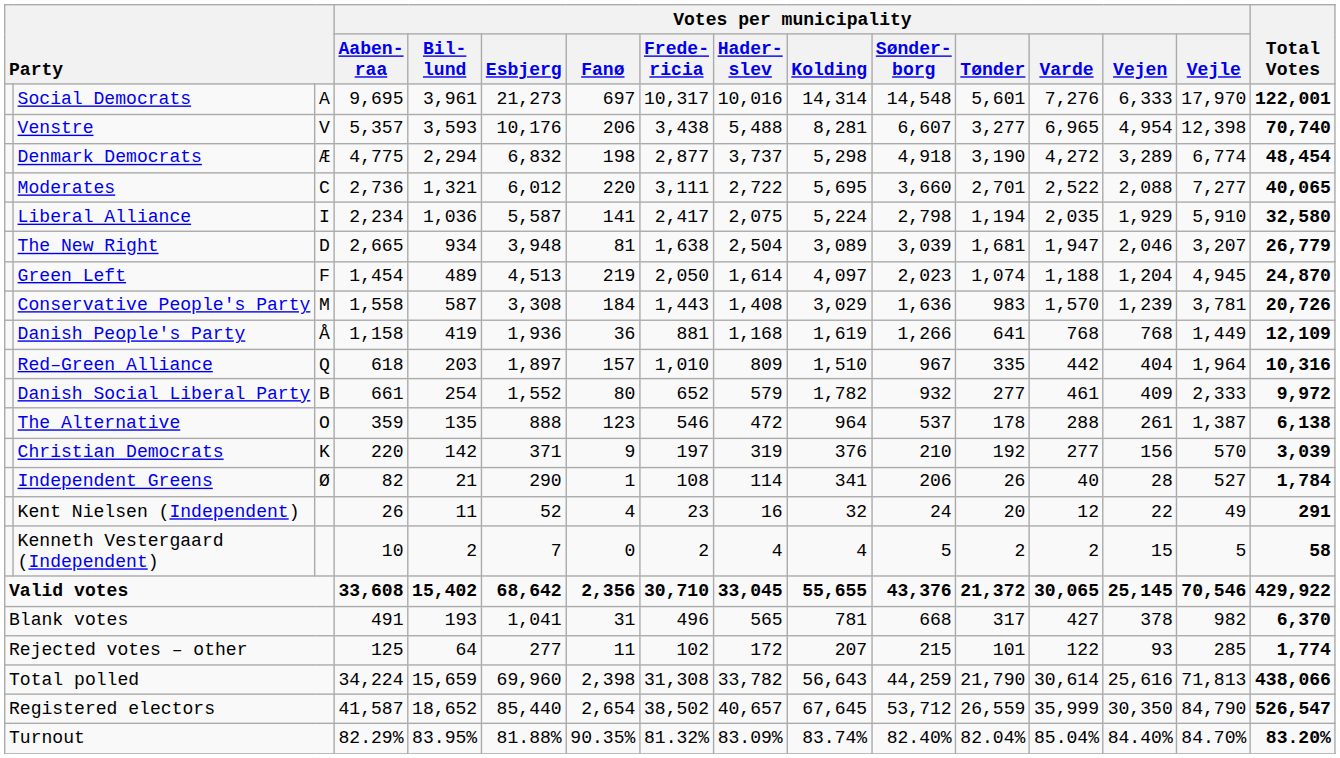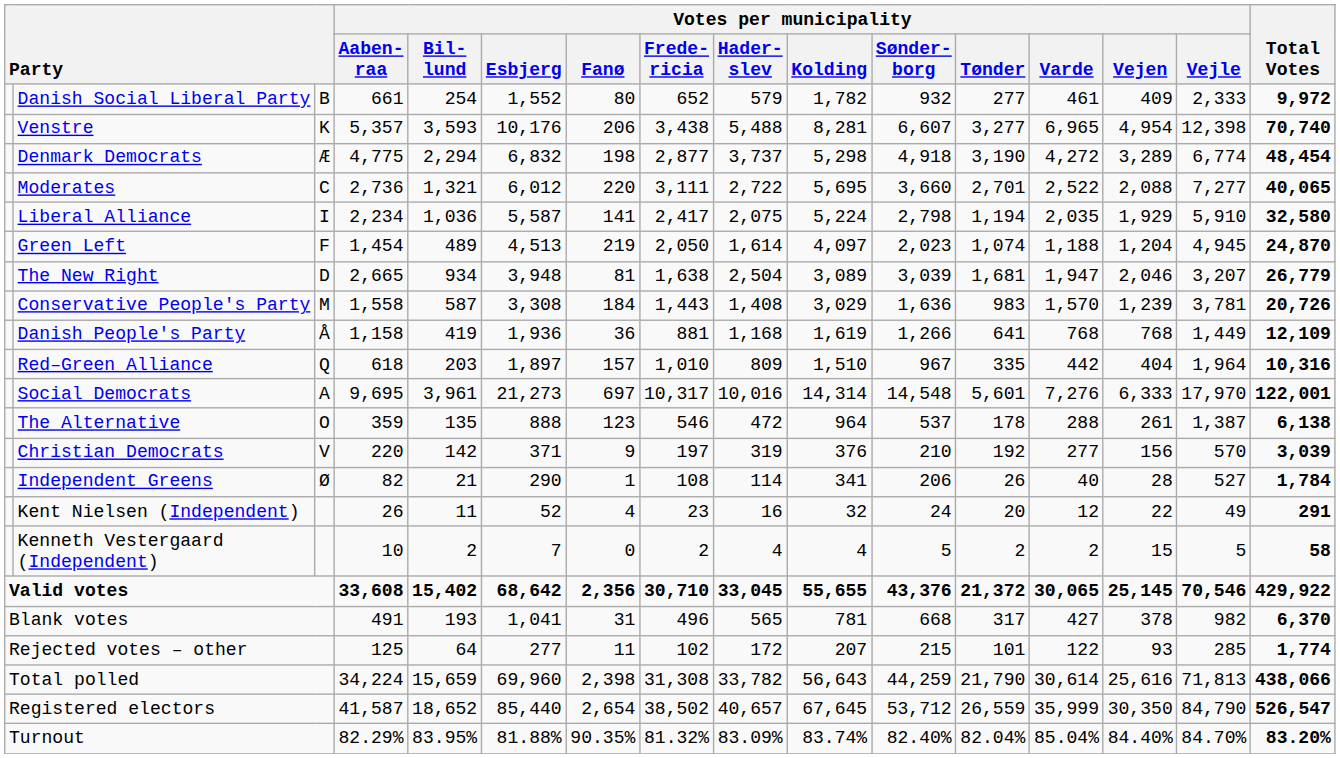rows swapped: (104, 99) <-> (164, 394)
(324, 129) V -> (324, 129) K
rows swapped: (88, 246) <-> (72, 276)
(324, 453) K -> (324, 453) V
